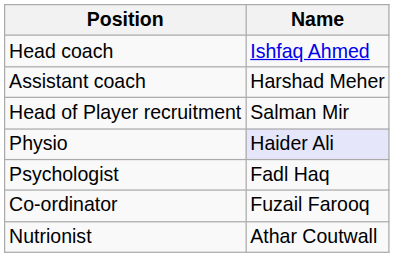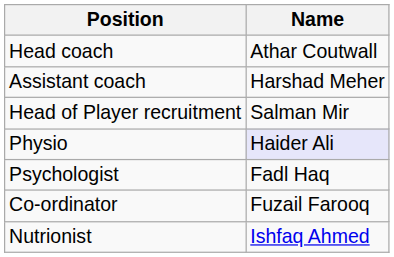(310, 50) Ishfaq Ahmed -> (314, 50) Athar Coutwall
(314, 236) Athar Coutwall -> (310, 236) Ishfaq Ahmed
